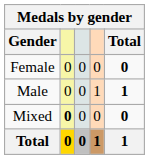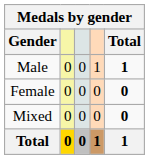rows swapped: (32, 66) <-> (32, 91)
(68, 116) bold -> (68, 116) normal
